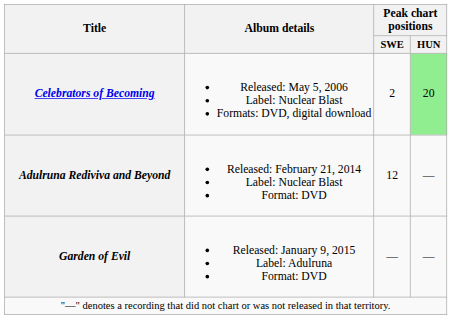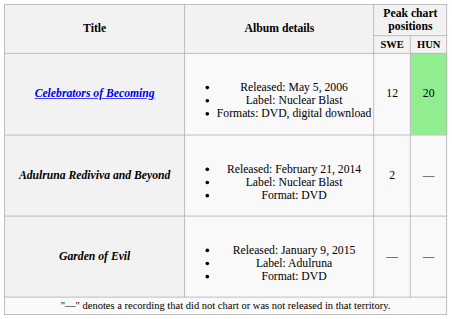(392, 94) 2 -> (392, 94) 12
(392, 175) 12 -> (392, 175) 2
